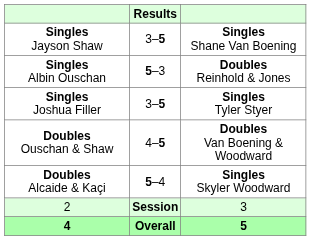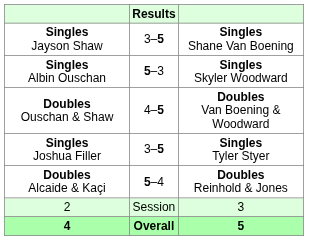(244, 71) Doubles Reinhold & Jones -> (241, 71) Singles Skyler Woodward
rows swapped: (67, 142) <-> (67, 103)
(244, 181) Singles Skyler Woodward -> (241, 181) Doubles Reinhold & Jones
(155, 207) bold -> (154, 207) normal
